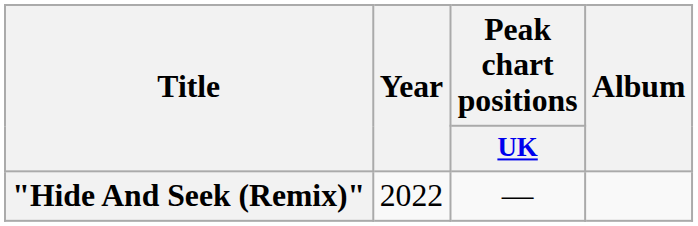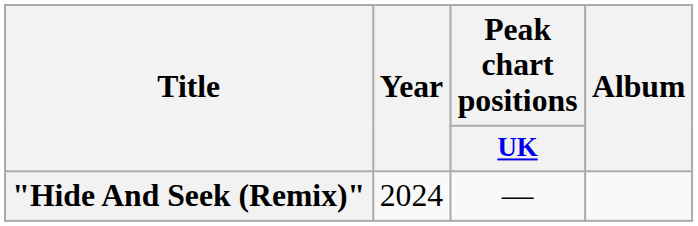(411, 195) 2022 -> (411, 195) 2024
